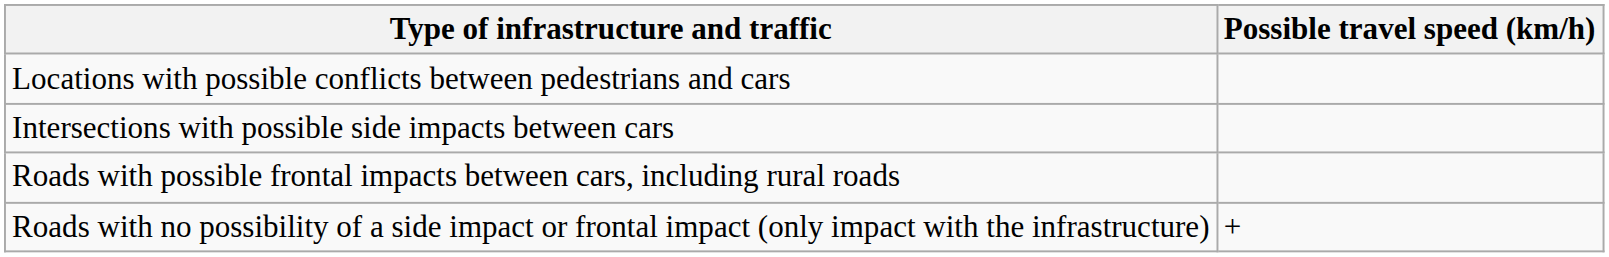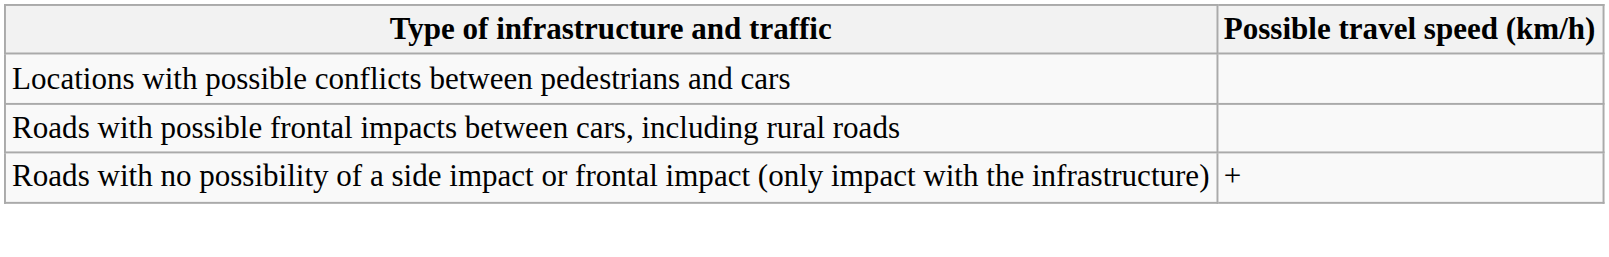- row: (343, 127)
